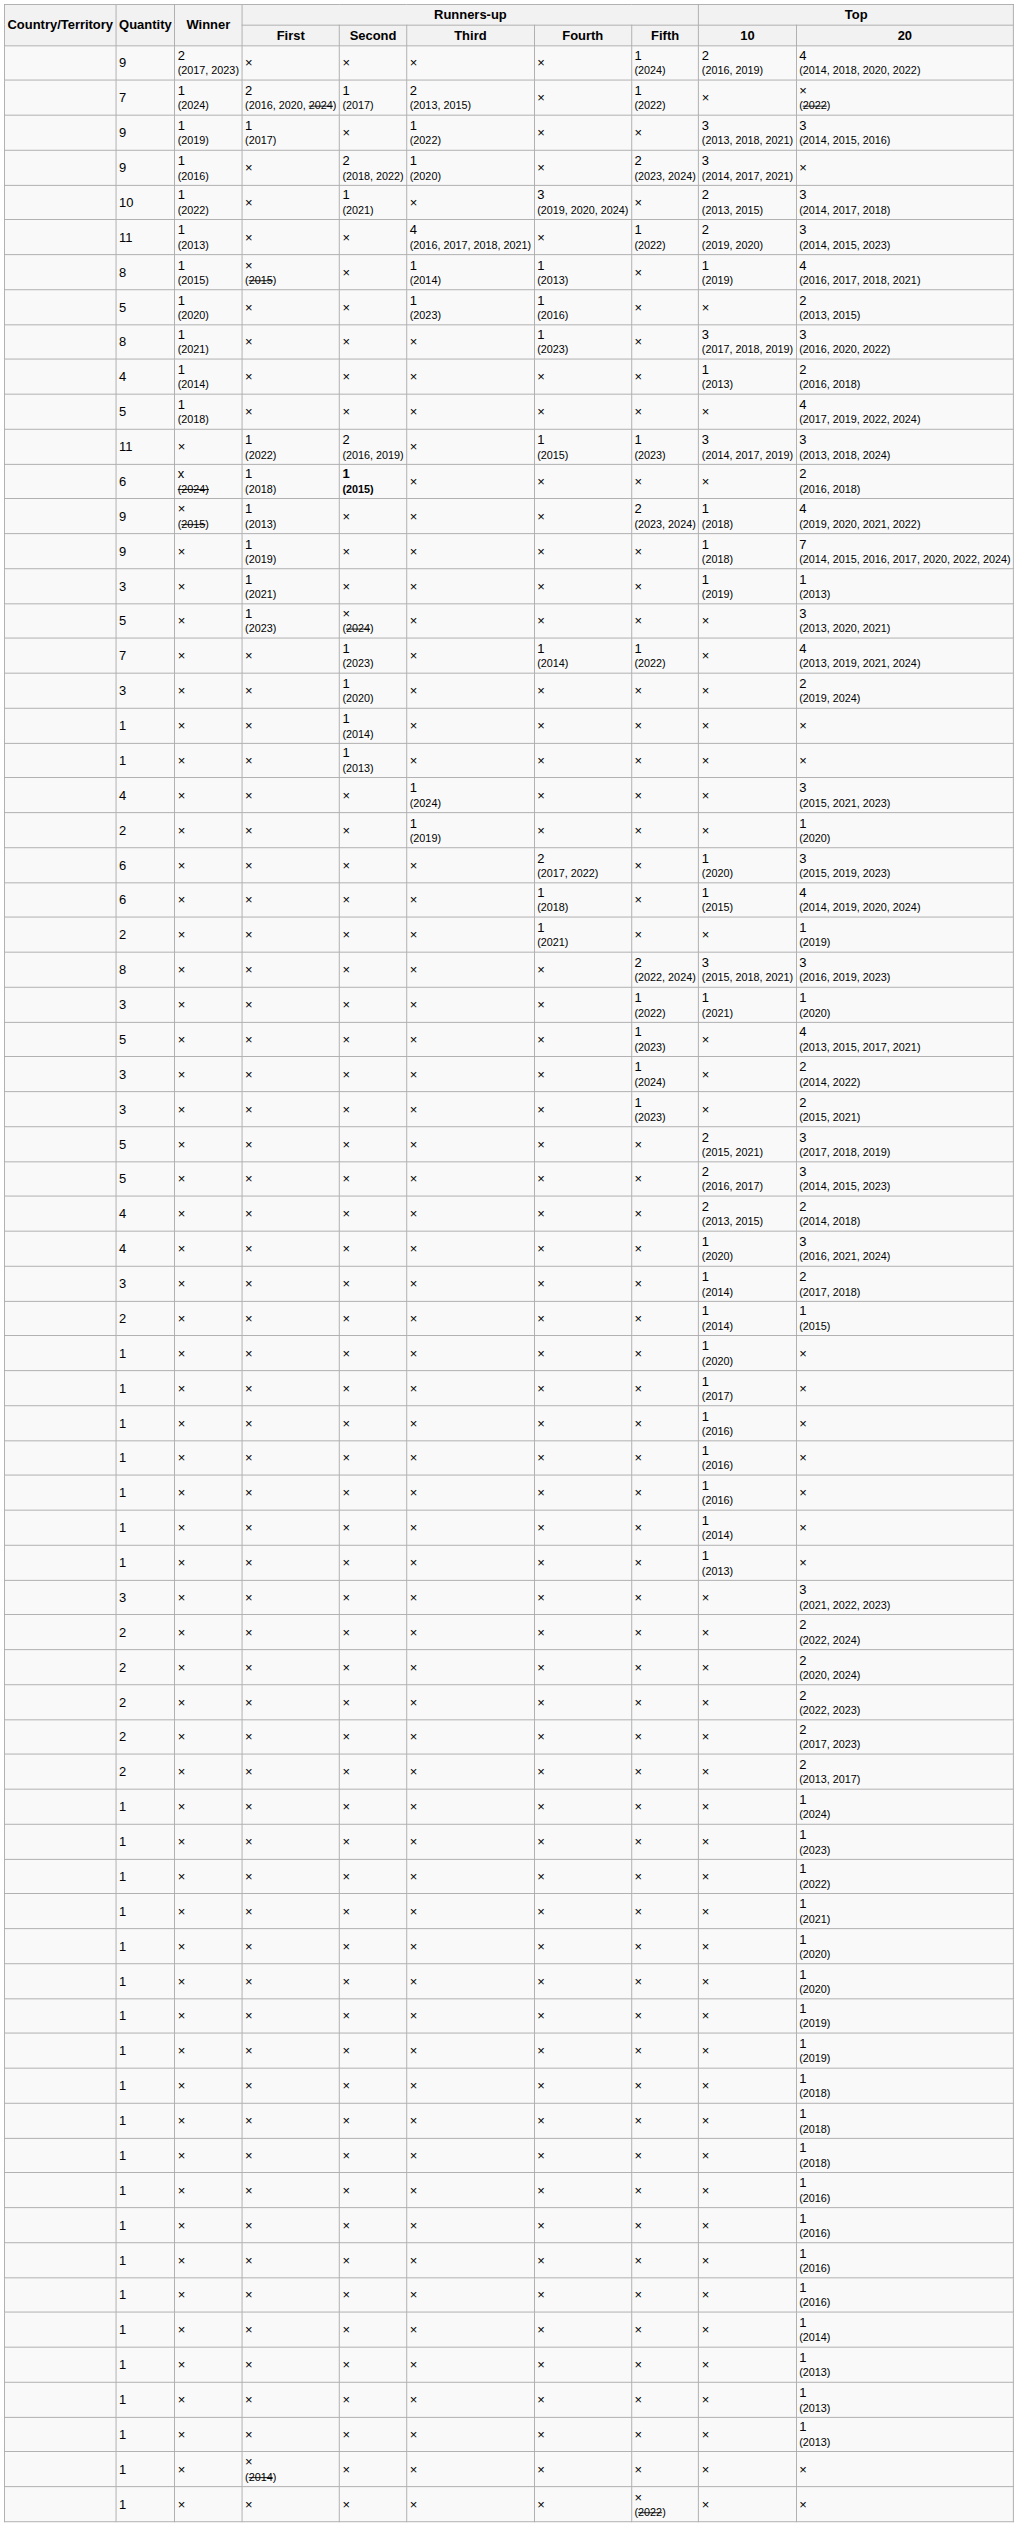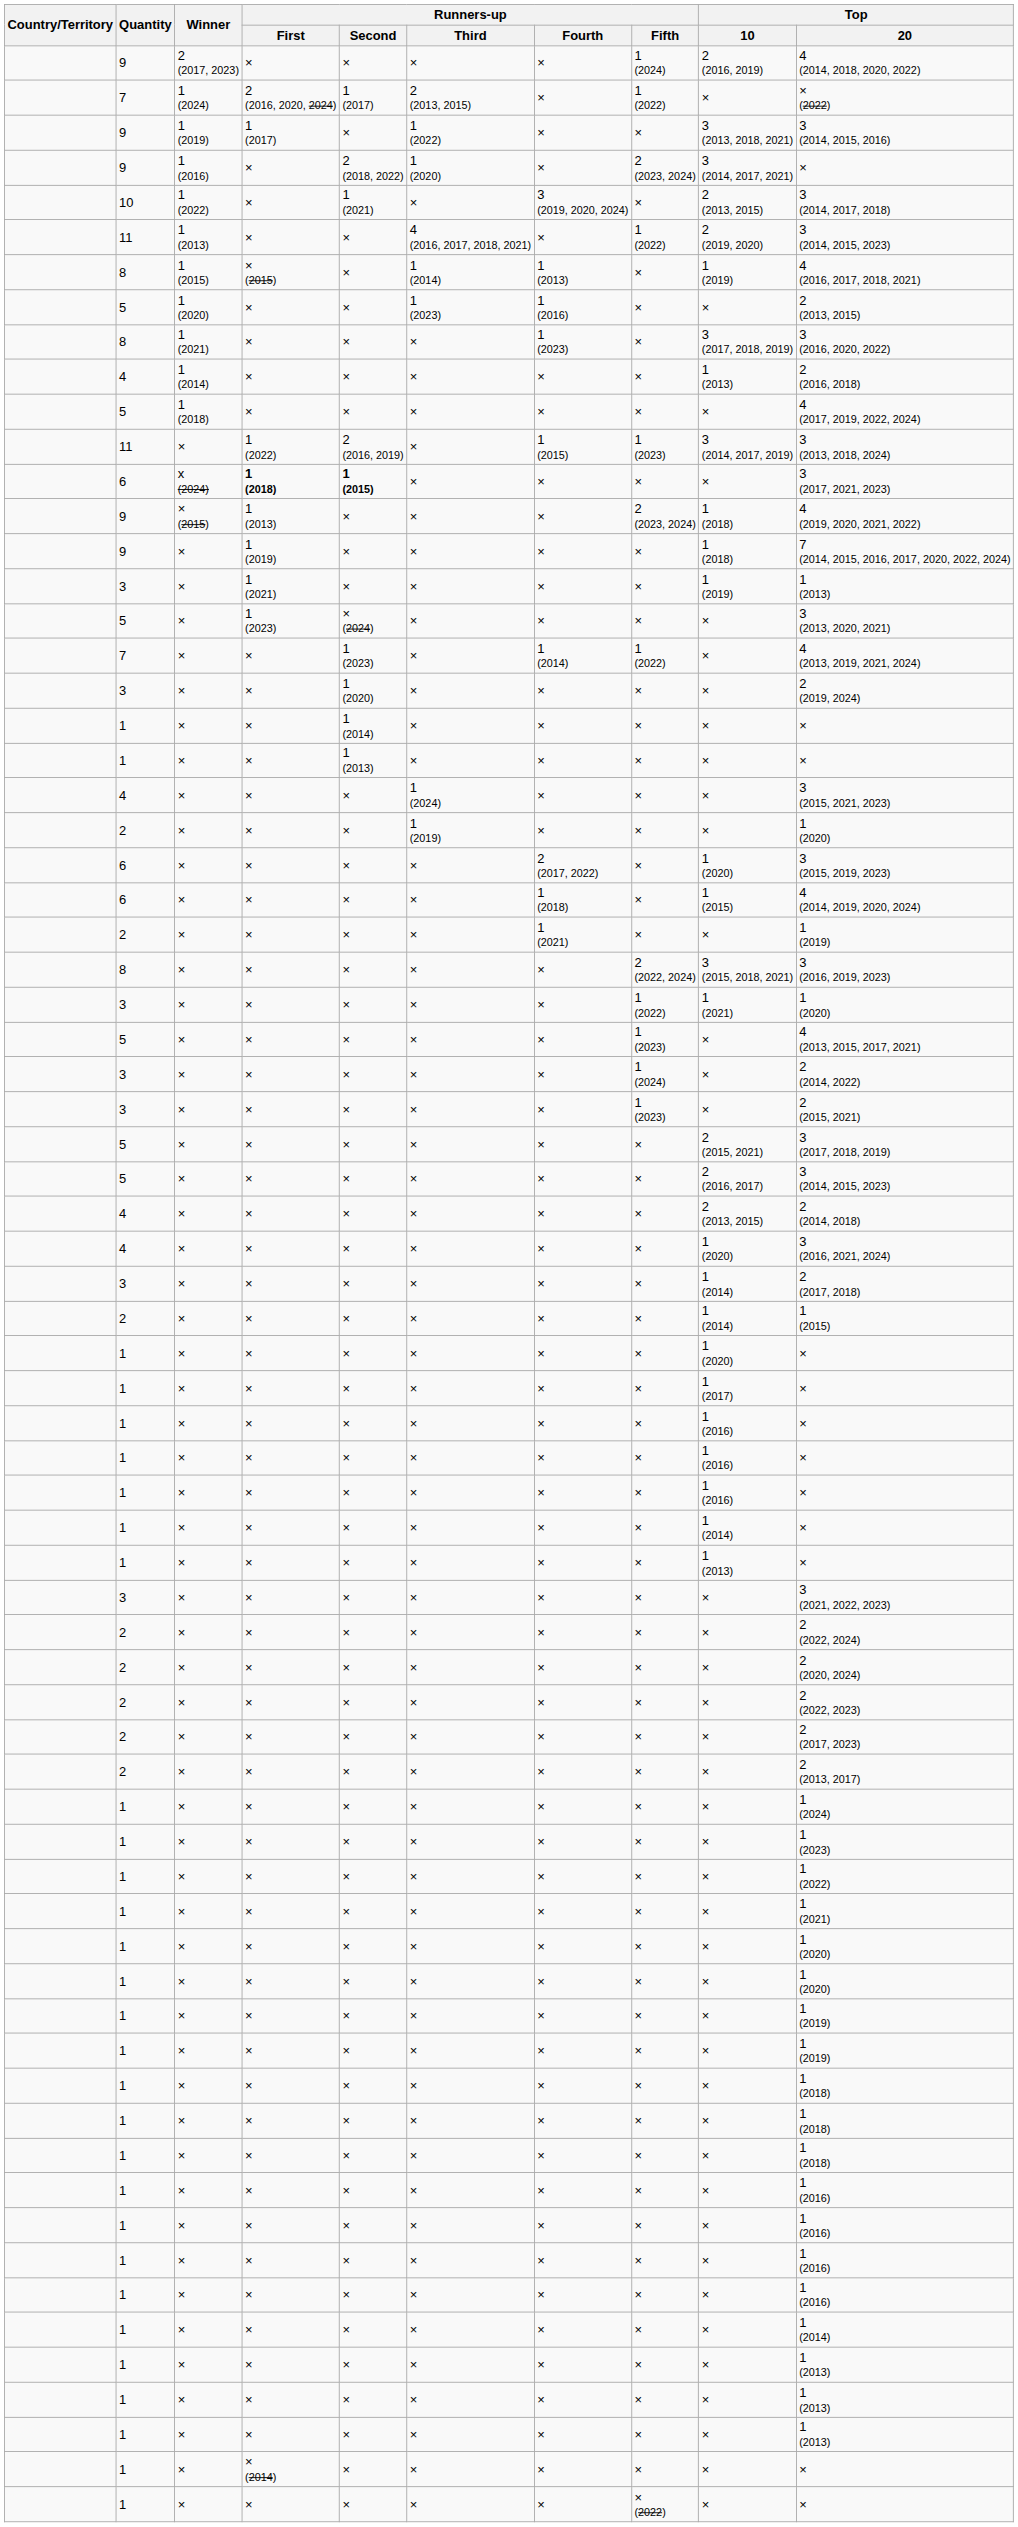(261, 482) normal -> (261, 482) bold
(830, 482) 2 (2016, 2018) -> (845, 482) 3 (2017, 2021, 2023)
